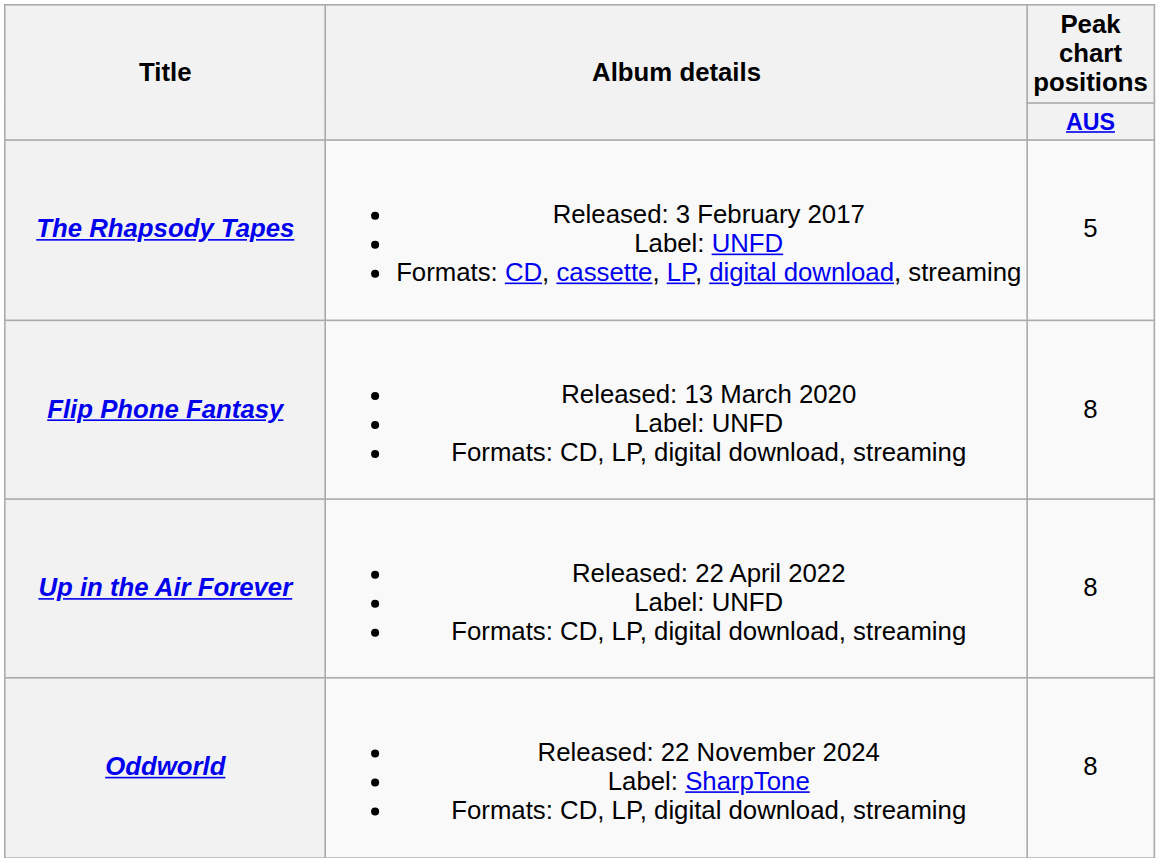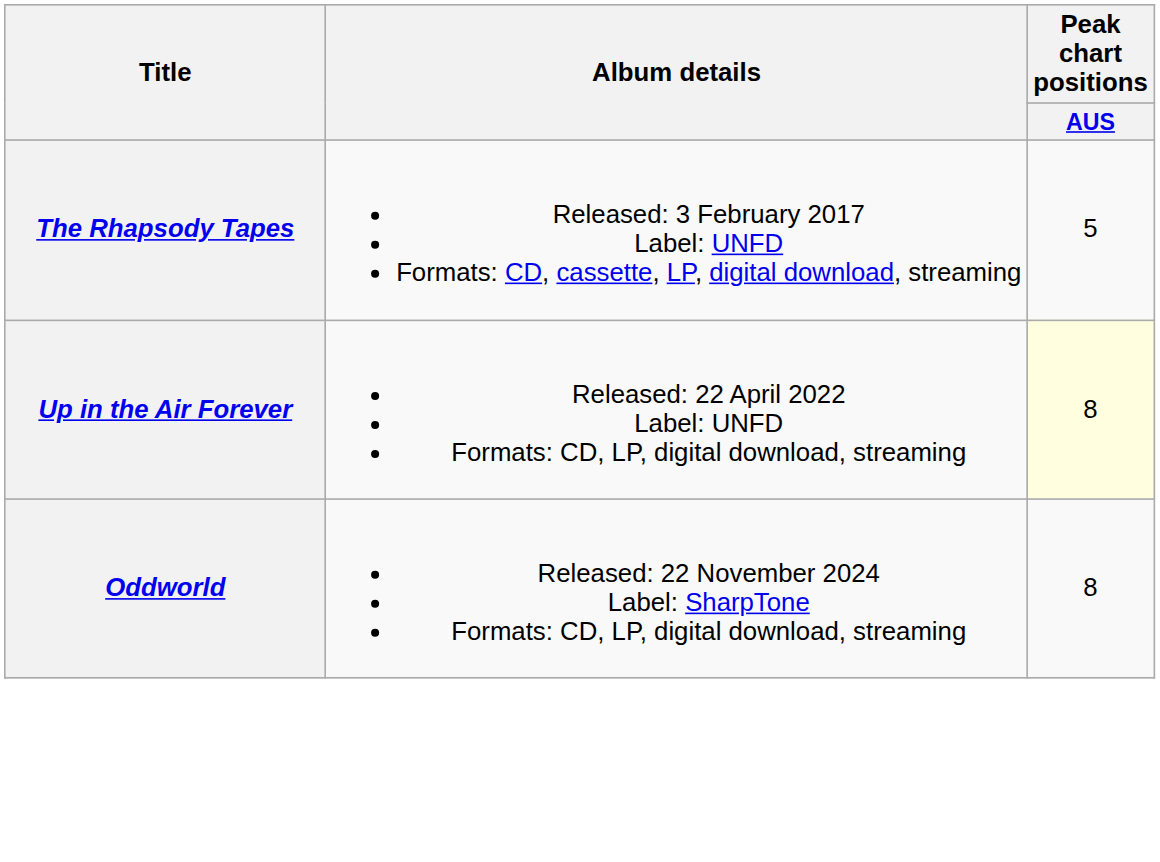- row: (165, 408)
(1090, 588) no background -> (1090, 408) lightyellow background
